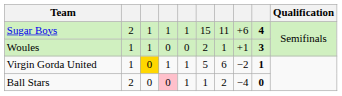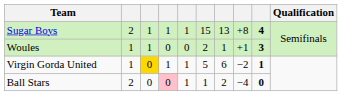(224, 30) 11 -> (224, 30) 13
(243, 30) +6 -> (243, 30) +8
